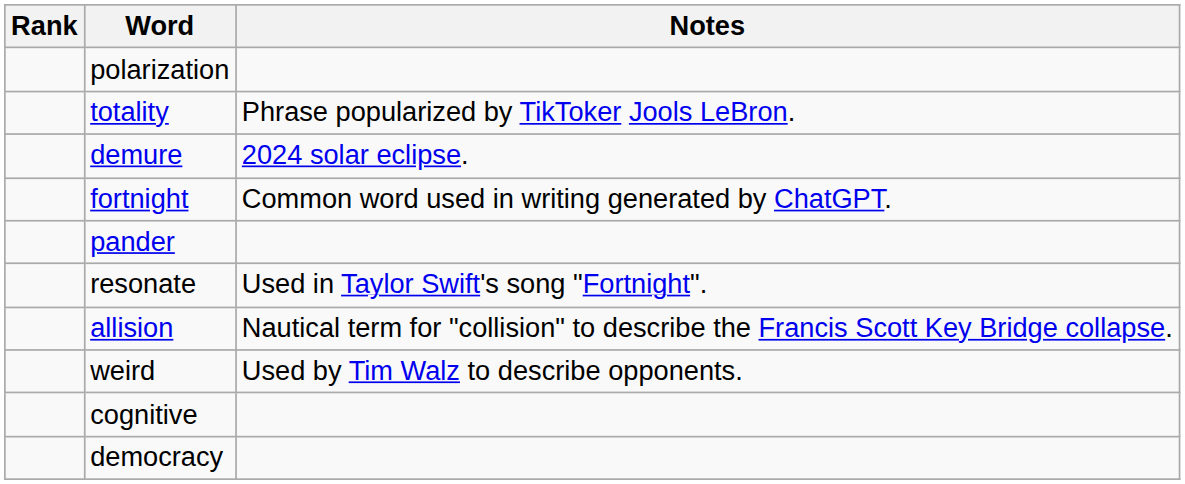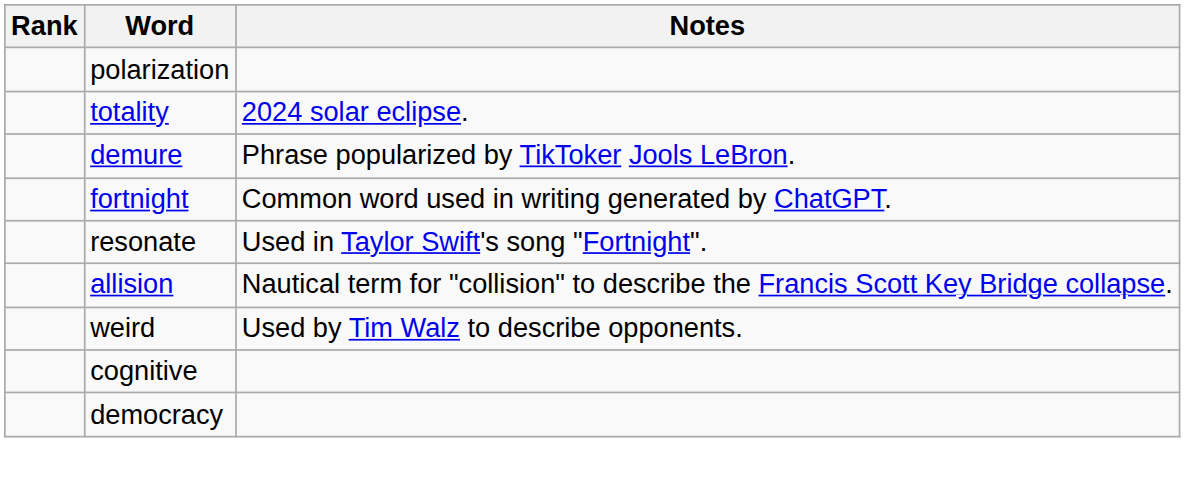(519, 112) Phrase popularized by TikToker Jools LeBron. -> (355, 112) 2024 solar eclipse.
(355, 155) 2024 solar eclipse. -> (519, 155) Phrase popularized by TikToker Jools LeBron.
- row: (133, 241)
